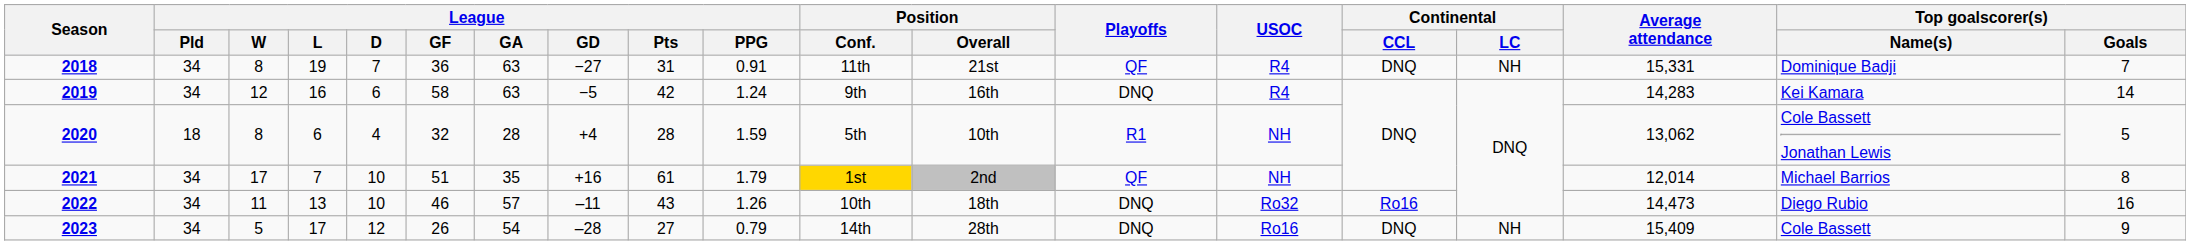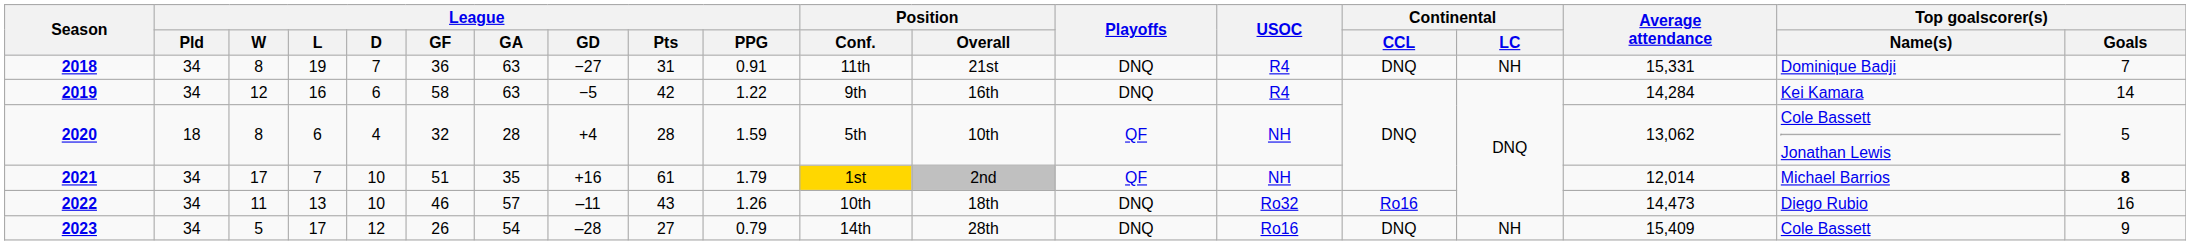(1136, 68) QF -> (1136, 68) DNQ
(751, 93) 1.24 -> (751, 93) 1.22
(1670, 93) 14,283 -> (1670, 93) 14,284
(1136, 135) R1 -> (1136, 135) QF
(2125, 178) normal -> (2125, 178) bold
